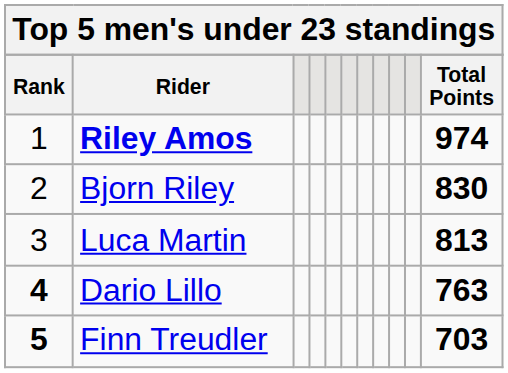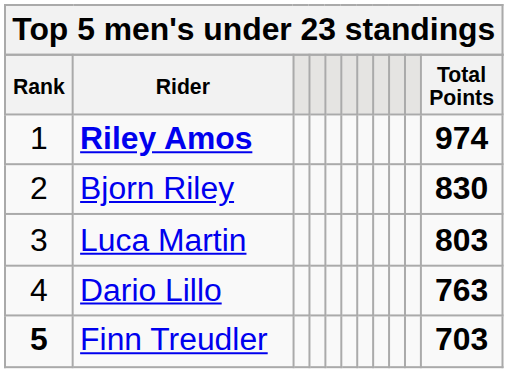(462, 239) 813 -> (462, 239) 803
(39, 289) bold -> (39, 289) normal
